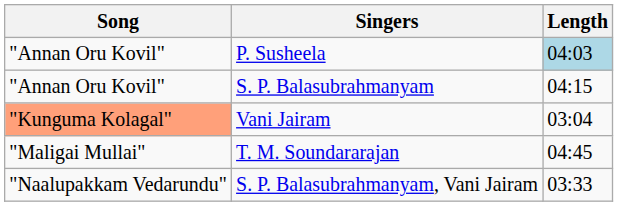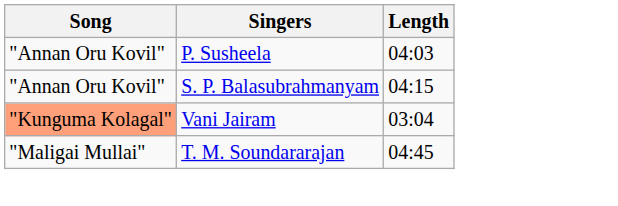(570, 53) lightblue background -> (411, 53) no background
- row: (387, 185)
